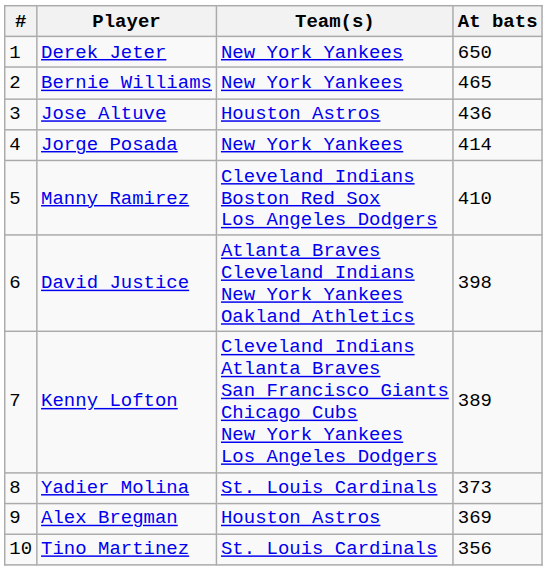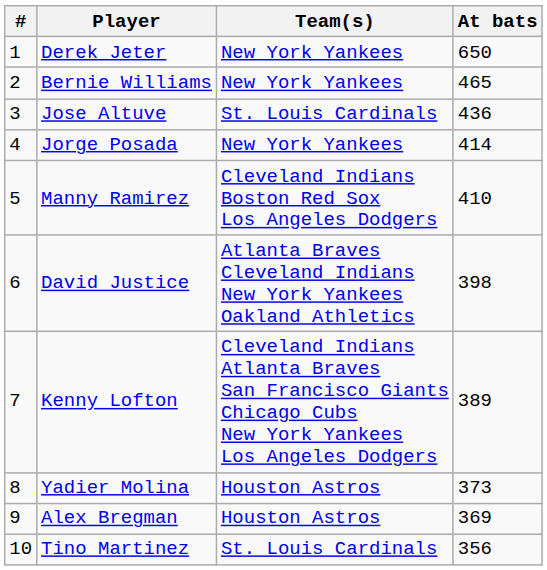(301, 114) Houston Astros -> (329, 114) St. Louis Cardinals
(329, 488) St. Louis Cardinals -> (301, 488) Houston Astros
